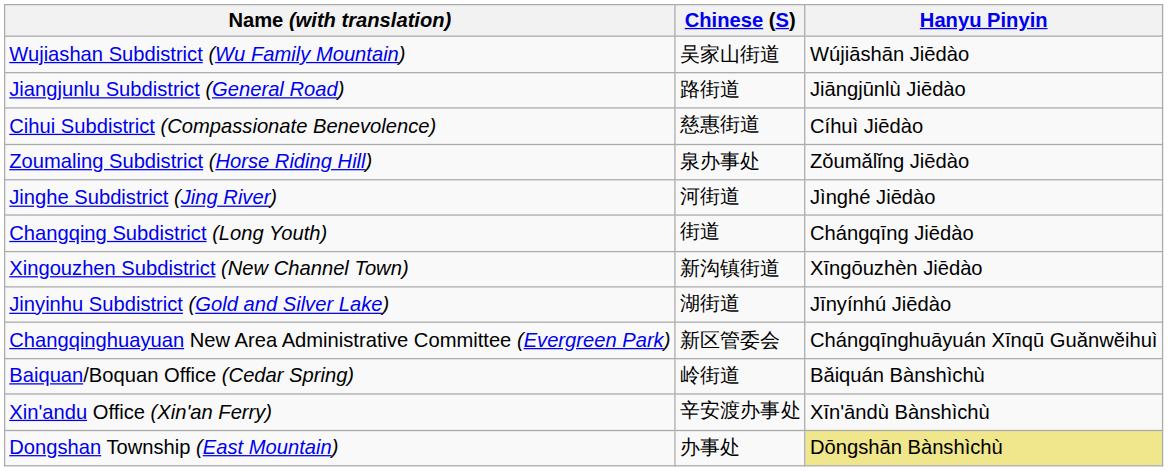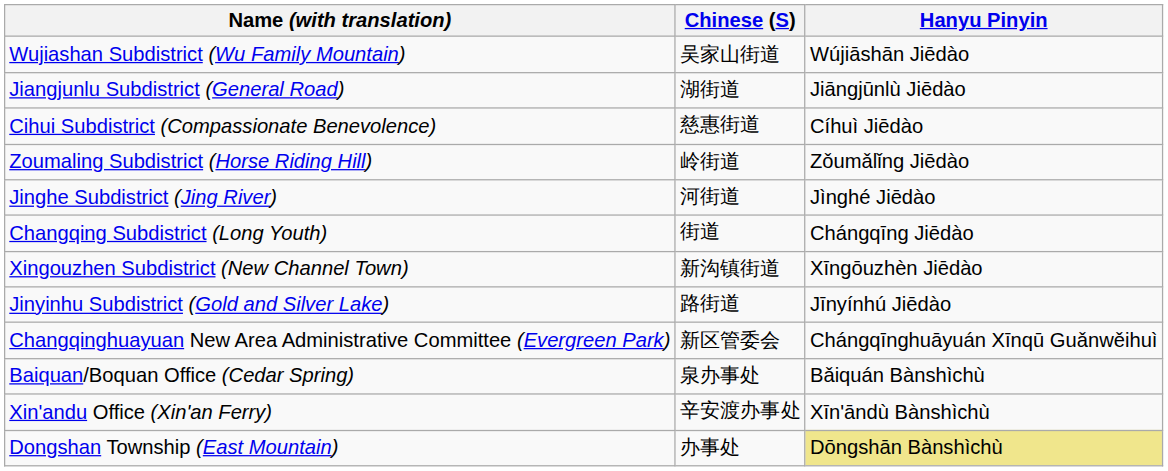(710, 89) 路街道 -> (710, 89) 湖街道
(720, 160) 泉办事处 -> (710, 160) 岭街道
(710, 303) 湖街道 -> (710, 303) 路街道
(710, 375) 岭街道 -> (720, 375) 泉办事处
